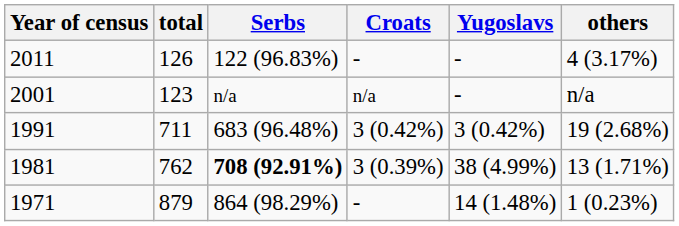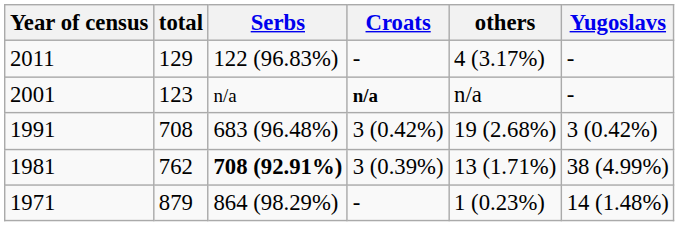columns swapped: (505, 22) <-> (618, 22)
(176, 58) 126 -> (176, 58) 129
(364, 96) normal -> (365, 94) bold
(175, 130) 711 -> (176, 130) 708
